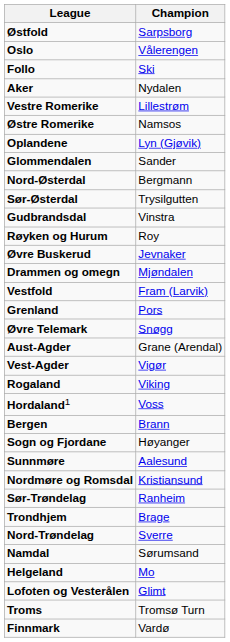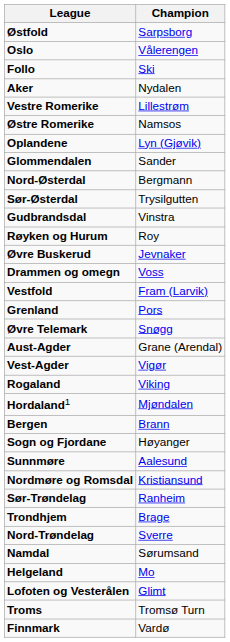(166, 273) Mjøndalen -> (151, 273) Voss
(151, 404) Voss -> (166, 404) Mjøndalen
